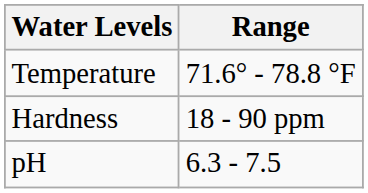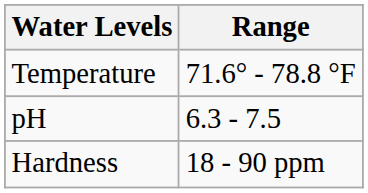rows swapped: (29, 163) <-> (65, 118)
